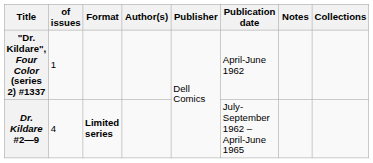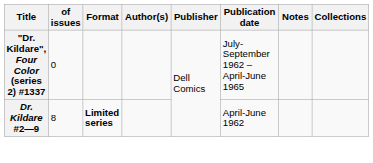(53, 65) 1 -> (53, 65) 0
(244, 65) April-June 1962 -> (246, 65) July-September 1962 – April-June 1965
(53, 128) 4 -> (53, 118) 8
(246, 128) July-September 1962 – April-June 1965 -> (244, 118) April-June 1962
